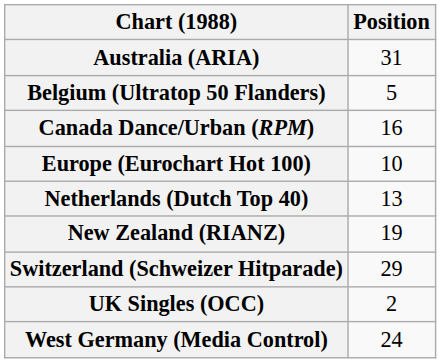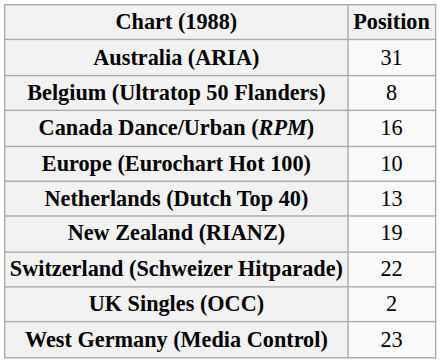(392, 92) 5 -> (392, 92) 8
(392, 269) 29 -> (392, 269) 22
(392, 339) 24 -> (392, 339) 23
